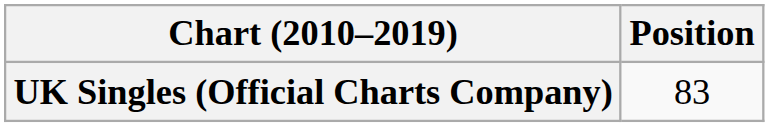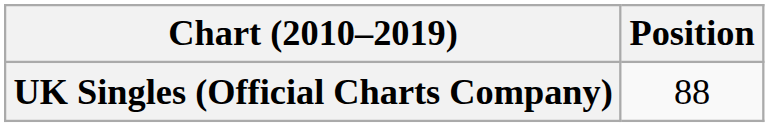(692, 90) 83 -> (692, 90) 88
